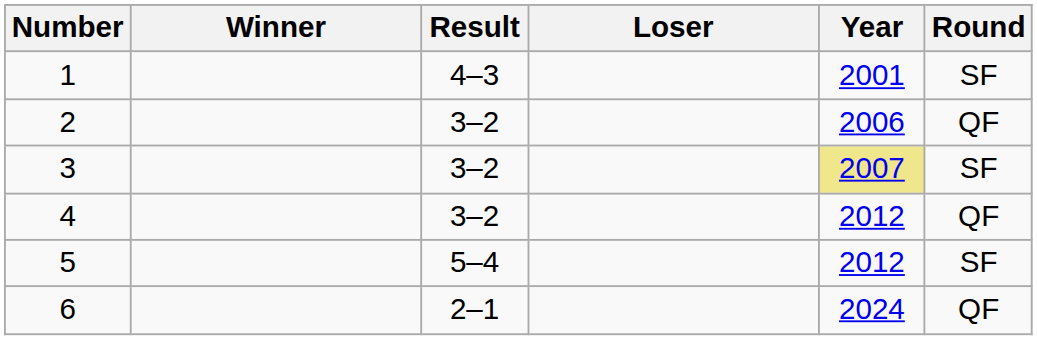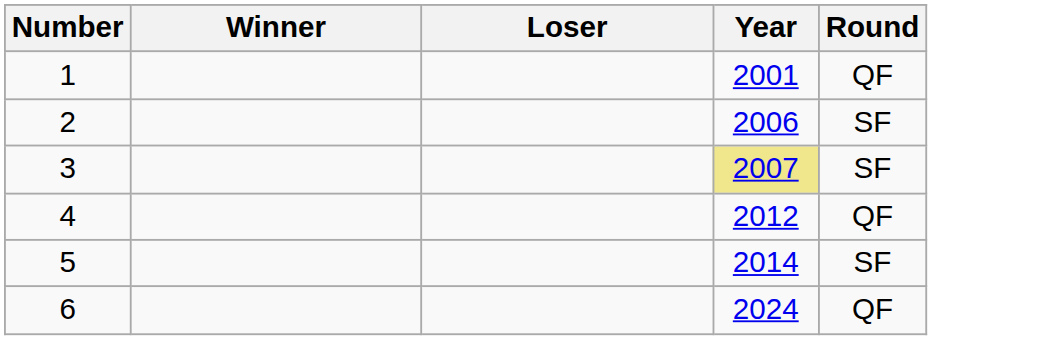- column: (475, 27)
(979, 74) SF -> (873, 74) QF
(979, 121) QF -> (873, 121) SF
(872, 262) 2012 -> (766, 262) 2014
